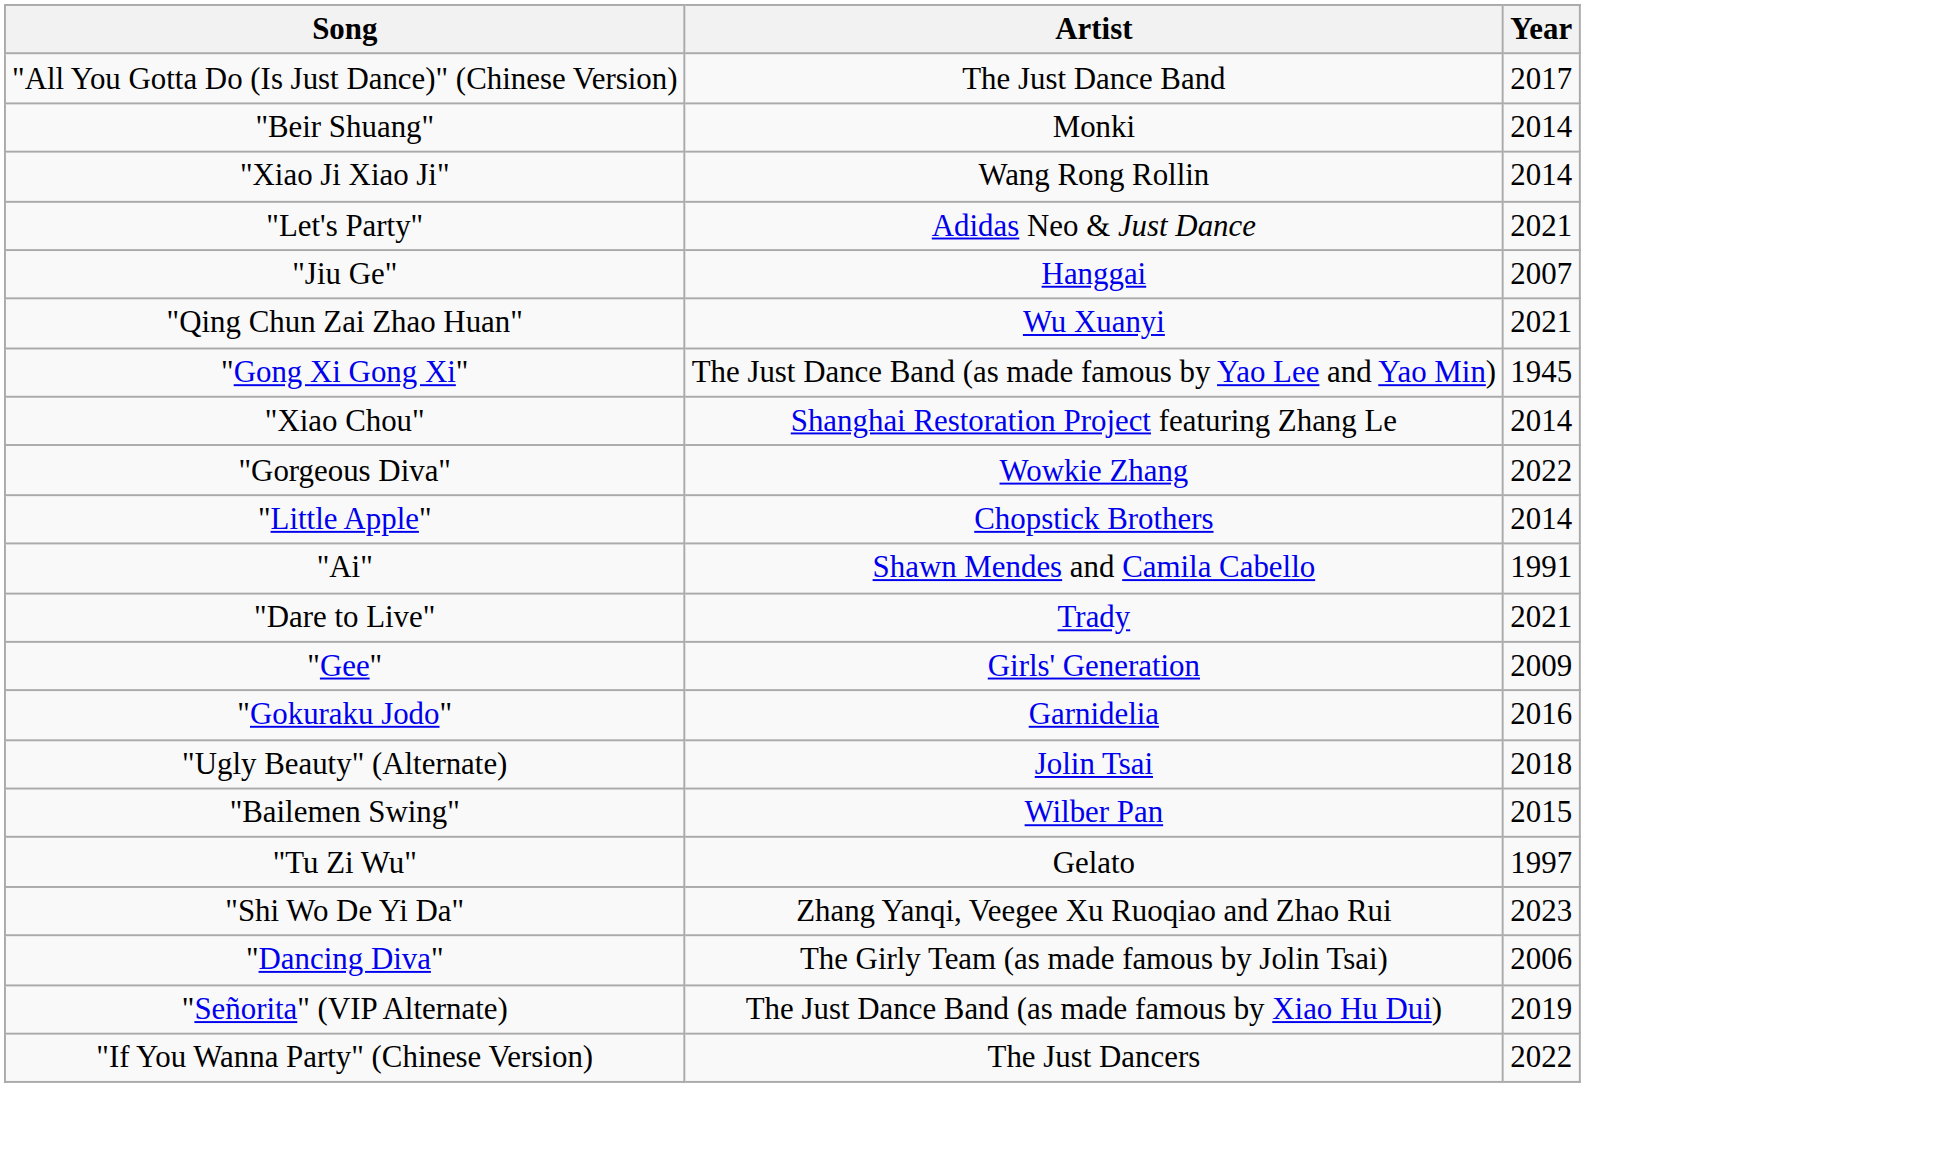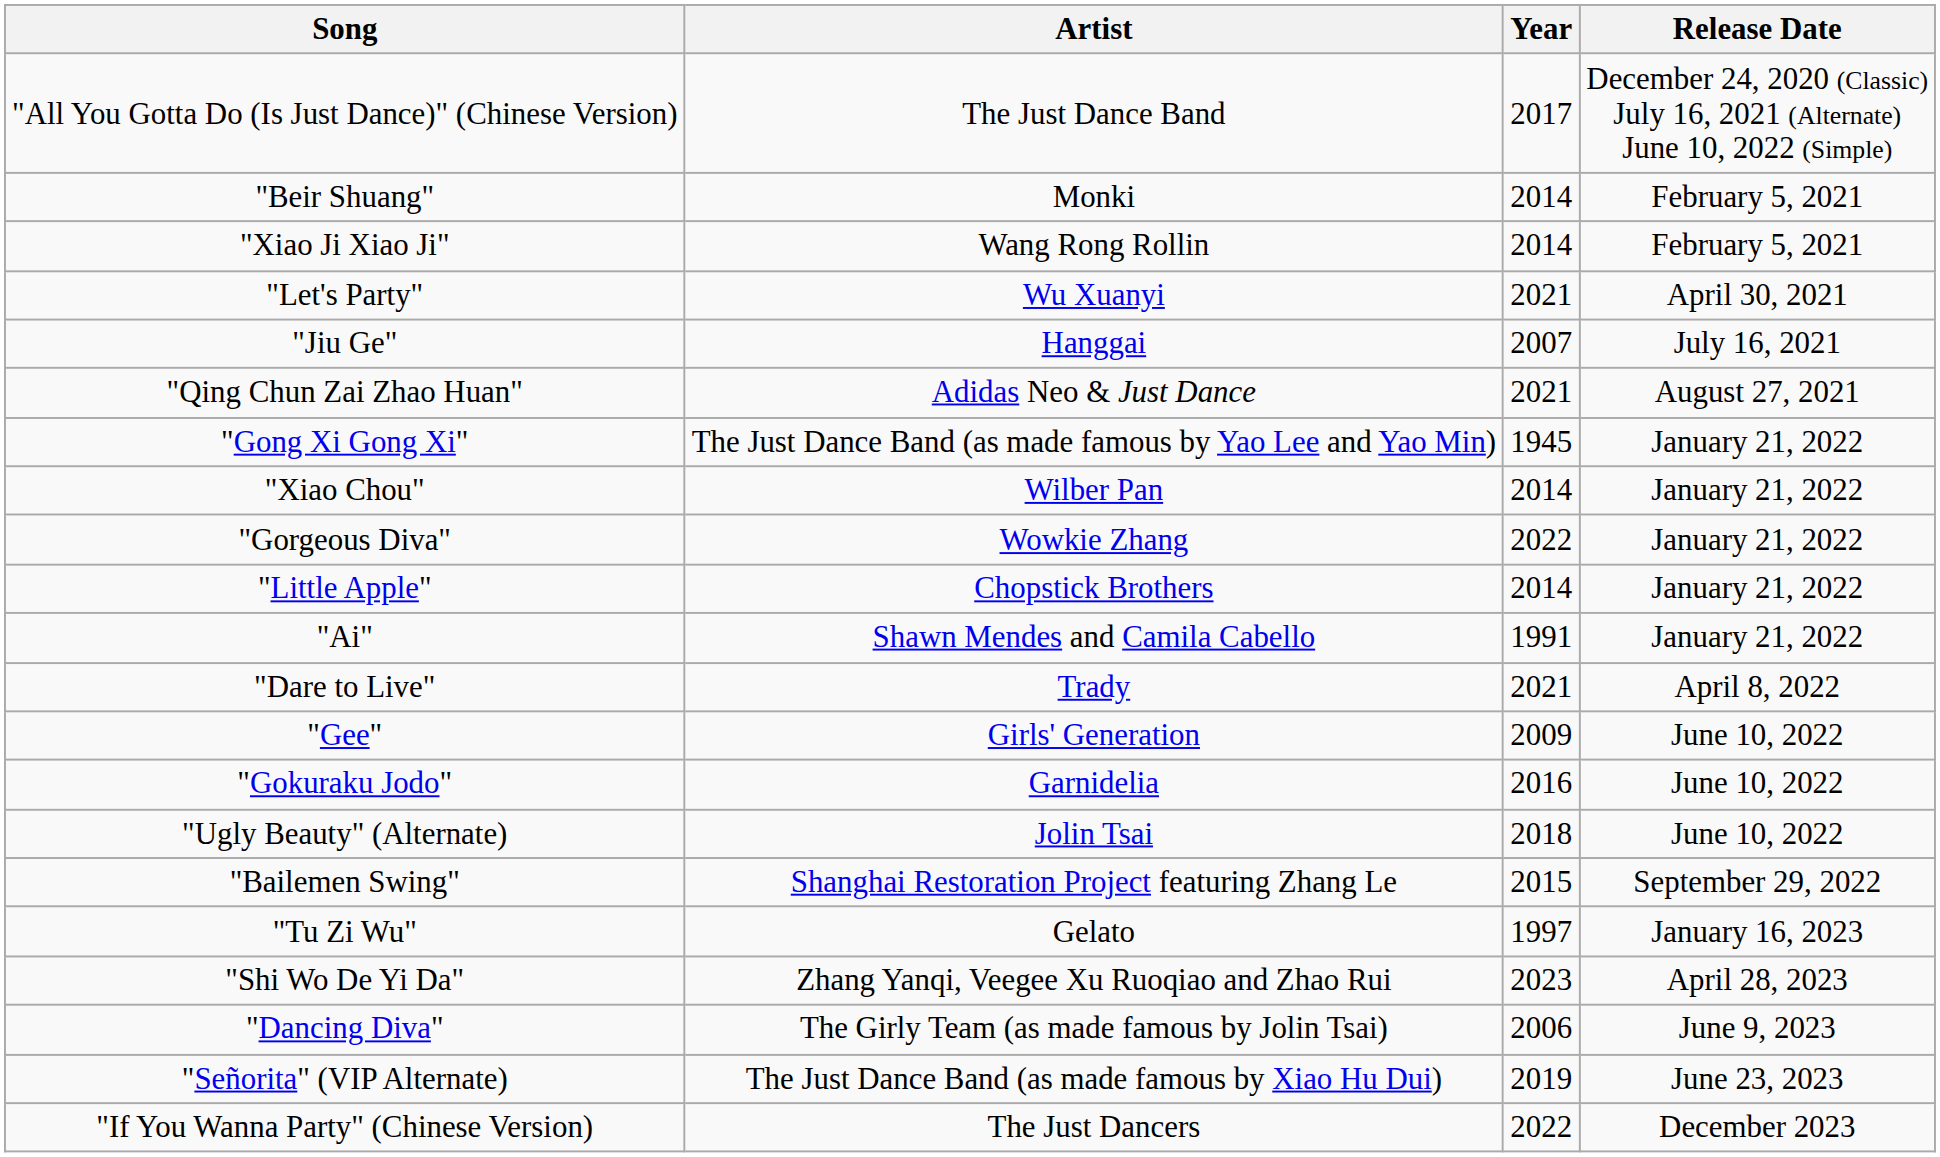+ column: (1757, 28)
(1094, 224) Adidas Neo & Just Dance -> (1094, 294) Wu Xuanyi
(1094, 322) Wu Xuanyi -> (1094, 392) Adidas Neo & Just Dance
(1094, 420) Shanghai Restoration Project featuring Zhang Le -> (1094, 490) Wilber Pan
(1094, 812) Wilber Pan -> (1094, 882) Shanghai Restoration Project featuring Zhang Le
